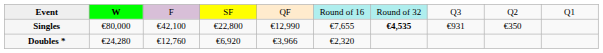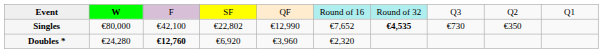(228, 26) €22,800 -> (228, 26) €22,802
(342, 26) €7,655 -> (342, 26) €7,652
(456, 26) €931 -> (456, 26) €730
(171, 41) normal -> (171, 41) bold
(285, 41) €3,966 -> (285, 41) €3,960
